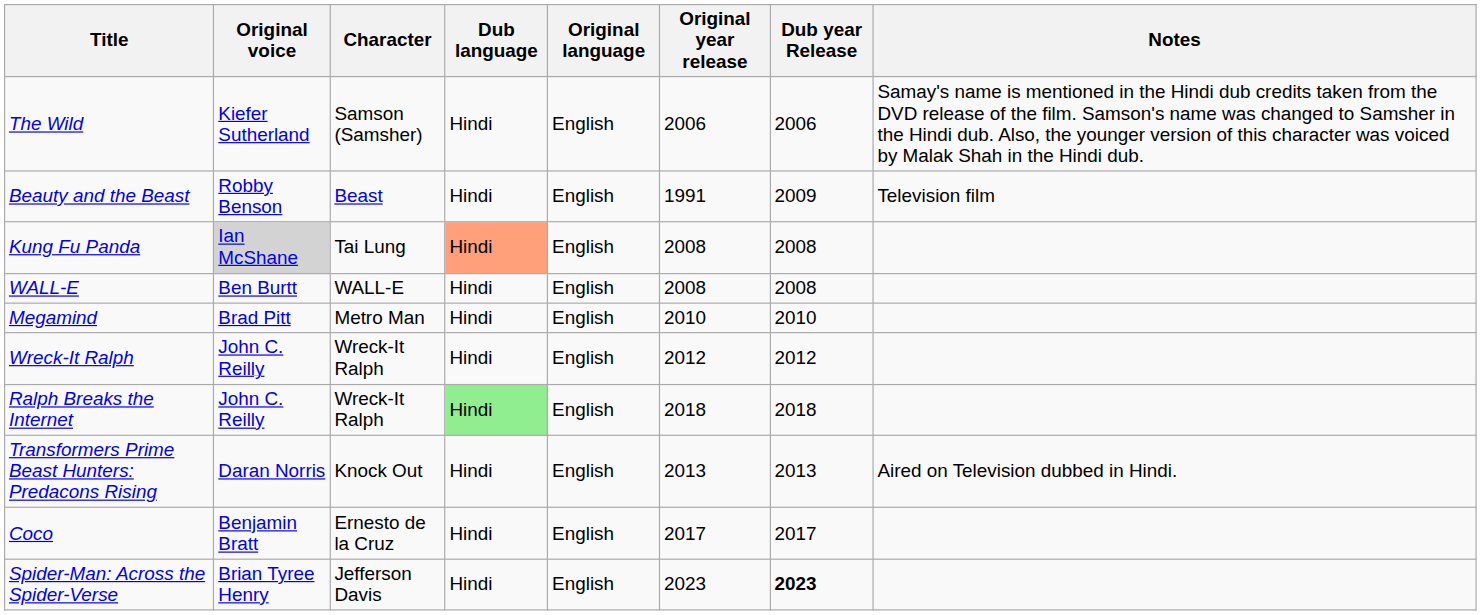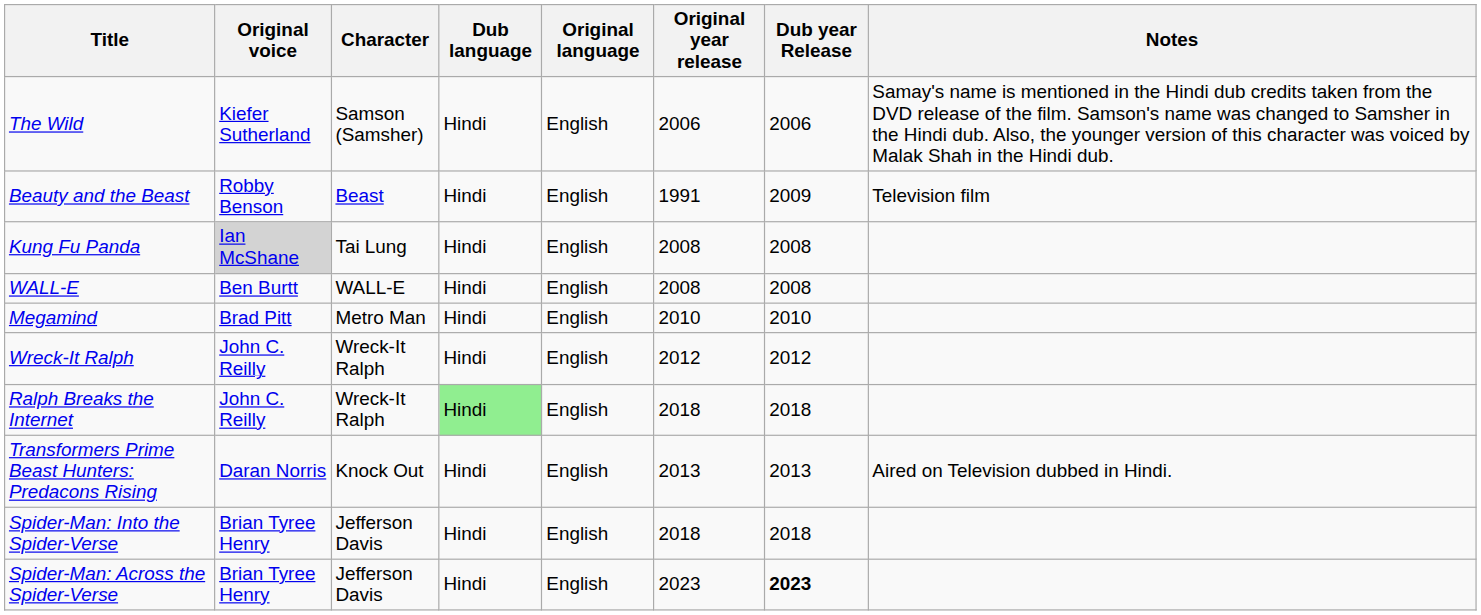(471, 247) lightsalmon background -> (465, 247) no background
- row: (31, 533)
+ row: (94, 533)
